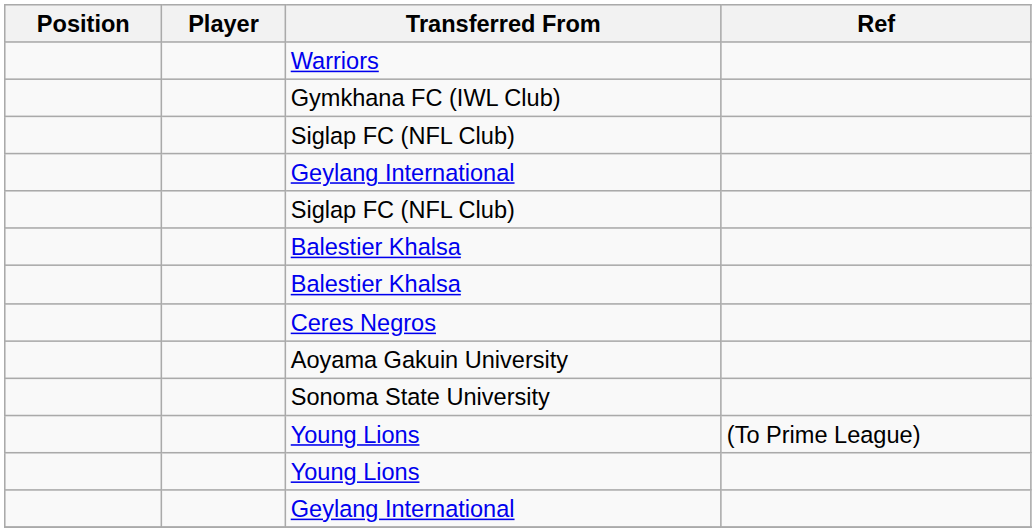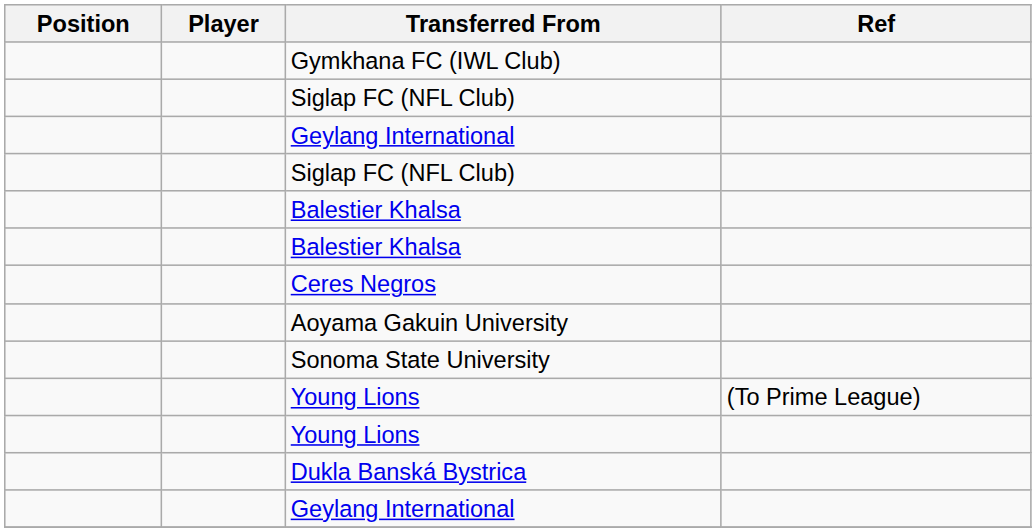- row: (335, 61)
+ row: (408, 471)
